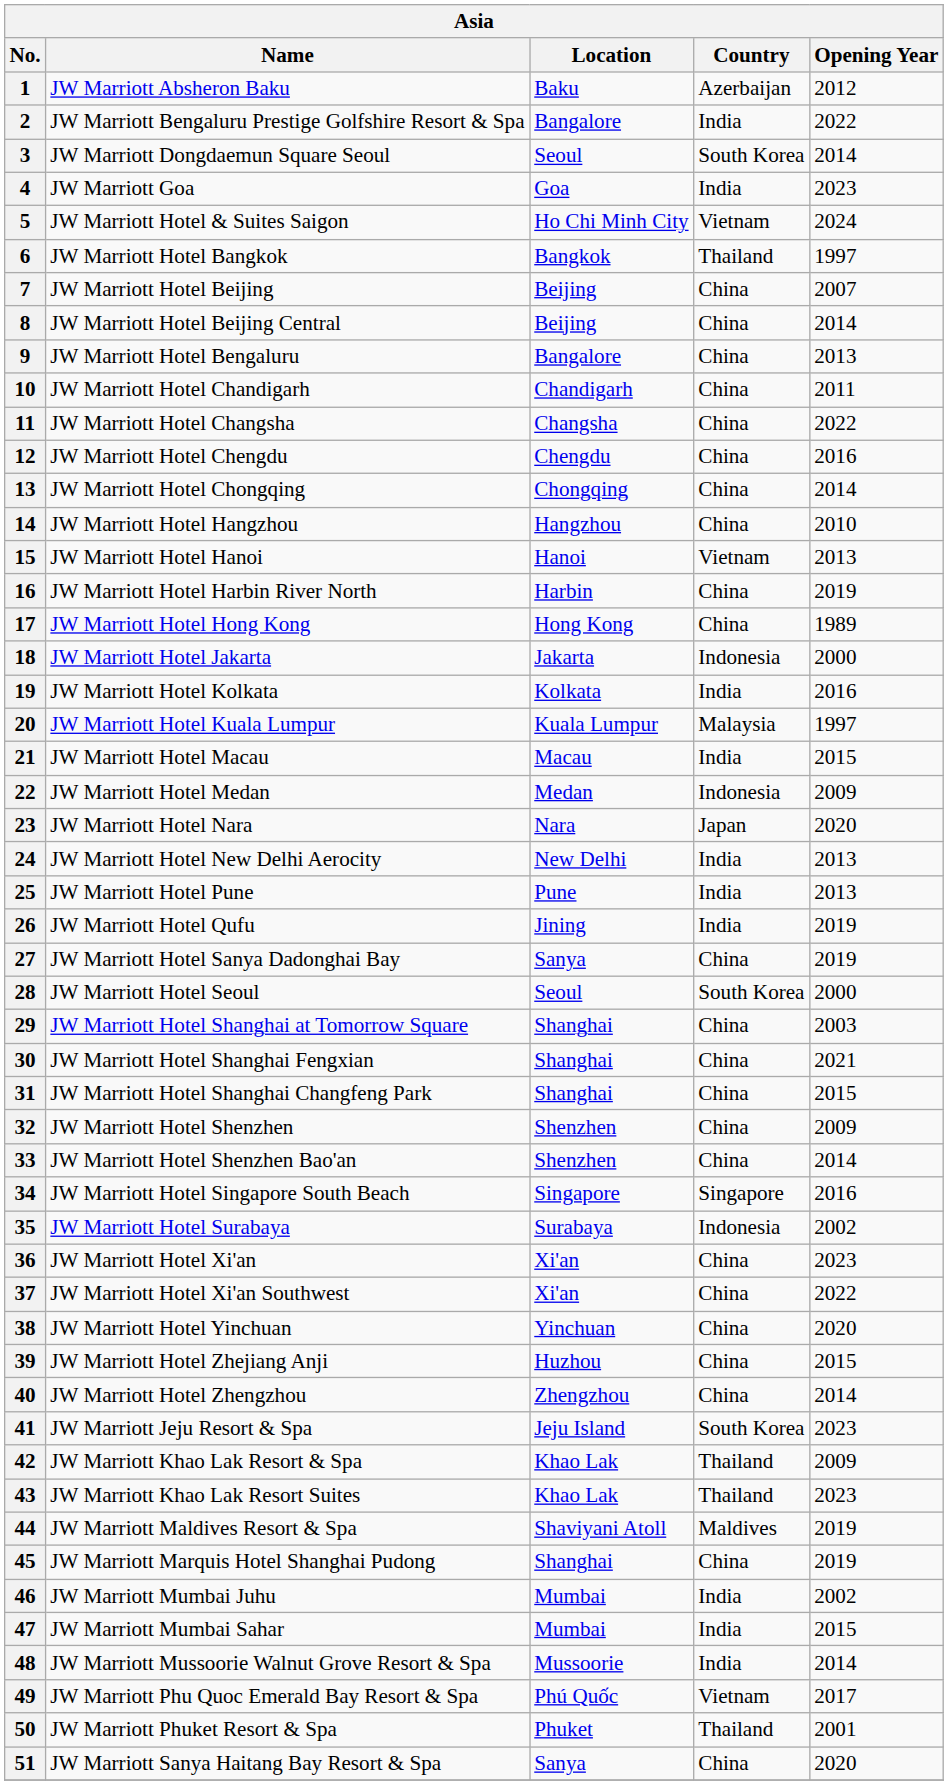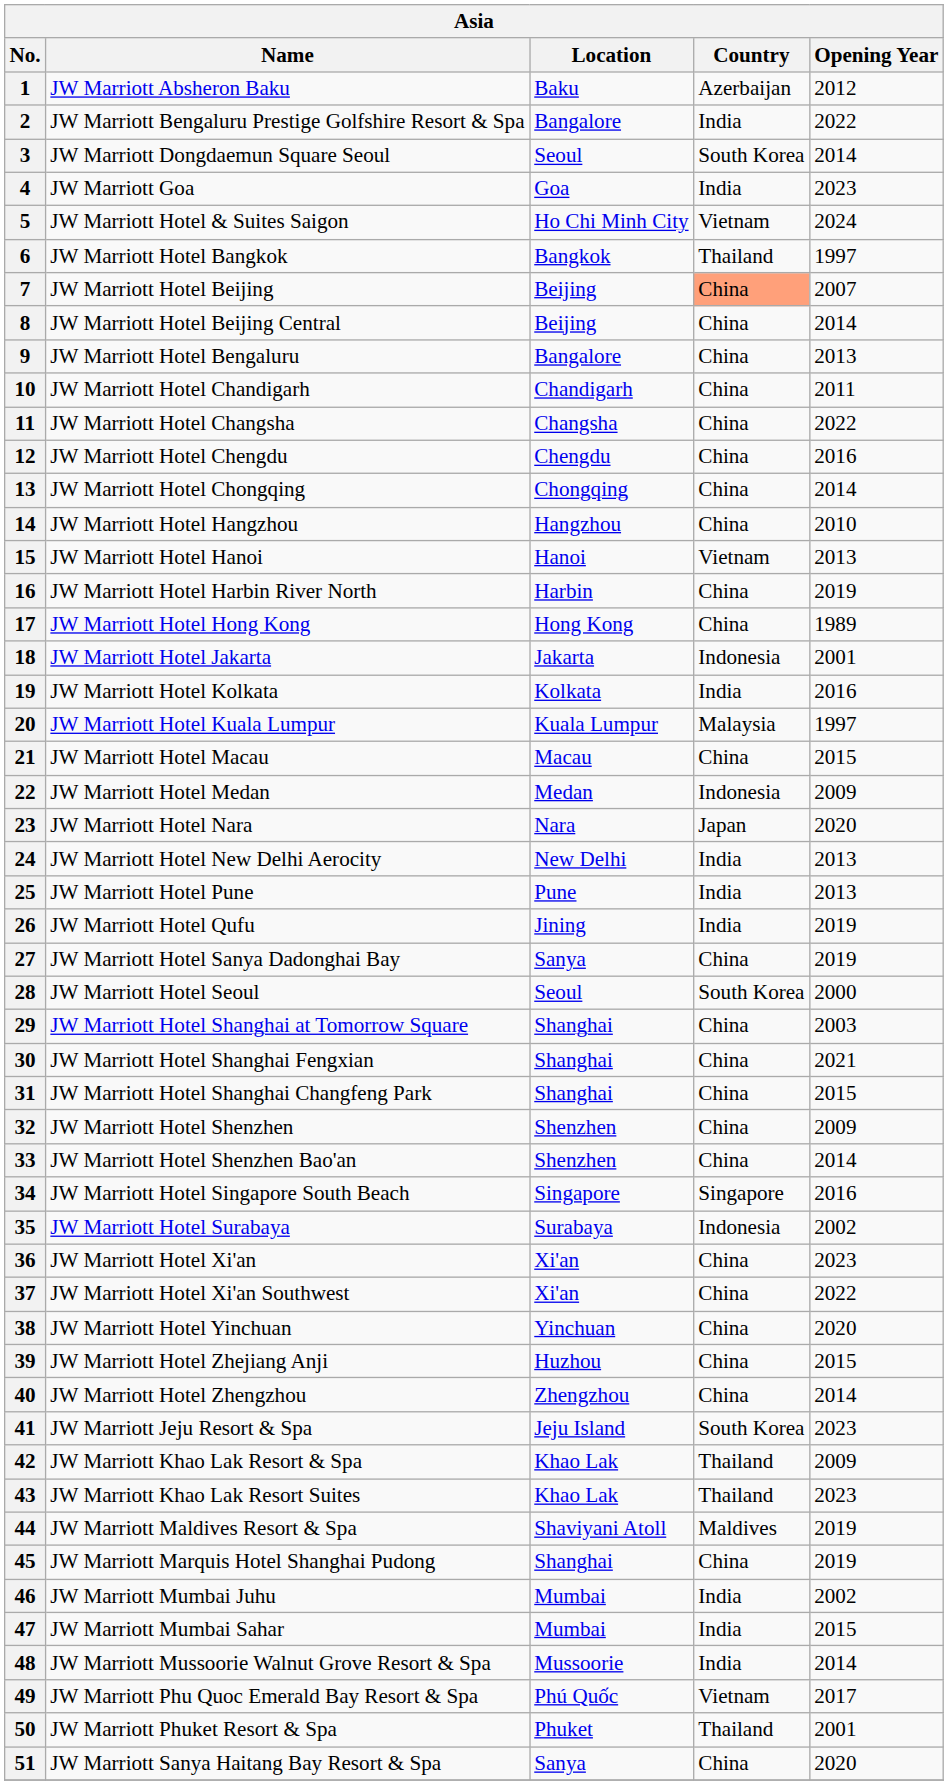(724, 289) no background -> (724, 289) lightsalmon background
(835, 657) 2000 -> (835, 657) 2001
(720, 758) India -> (724, 758) China
